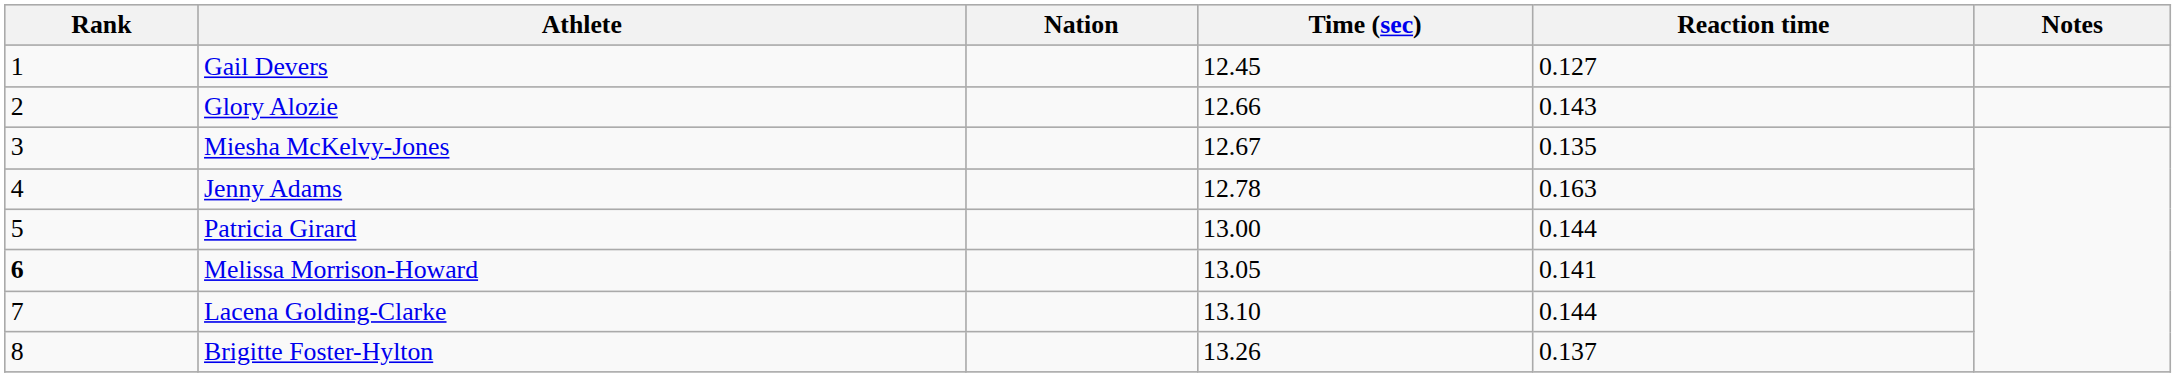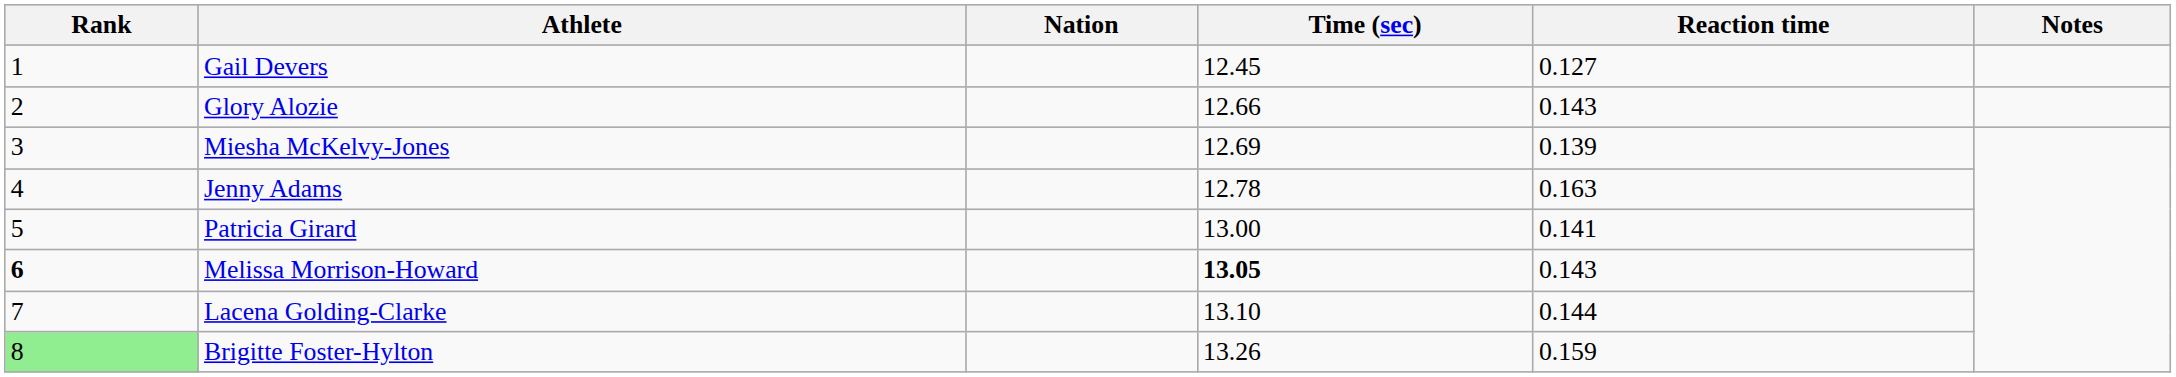(1232, 147) 12.67 -> (1232, 147) 12.69
(1568, 147) 0.135 -> (1568, 147) 0.139
(1568, 229) 0.144 -> (1568, 229) 0.141
(1232, 270) normal -> (1232, 270) bold
(1568, 270) 0.141 -> (1568, 270) 0.143
(17, 351) no background -> (17, 351) lightgreen background
(1568, 351) 0.137 -> (1568, 351) 0.159
